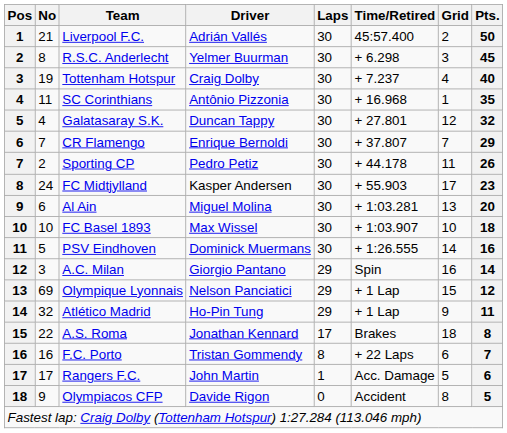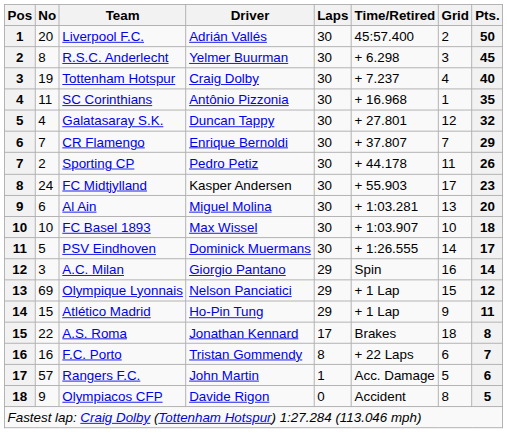(46, 36) 21 -> (46, 36) 20
(487, 248) 16 -> (487, 248) 17
(46, 312) 32 -> (46, 312) 15
(46, 375) 17 -> (46, 375) 57
